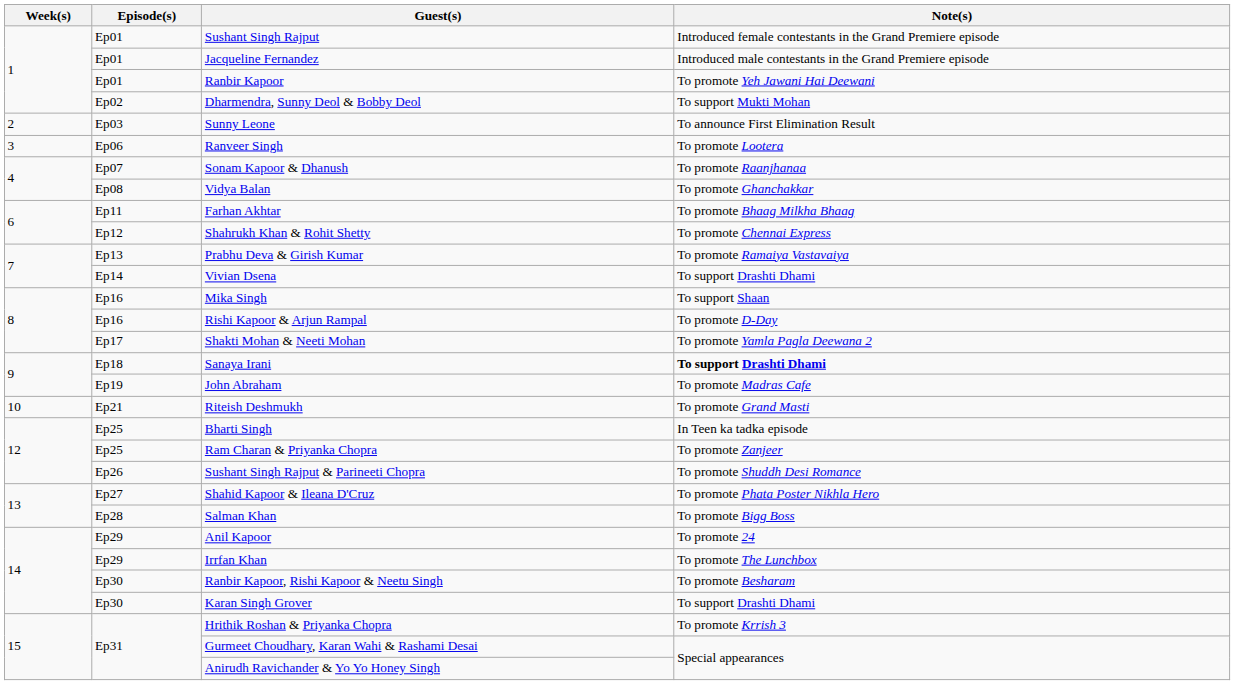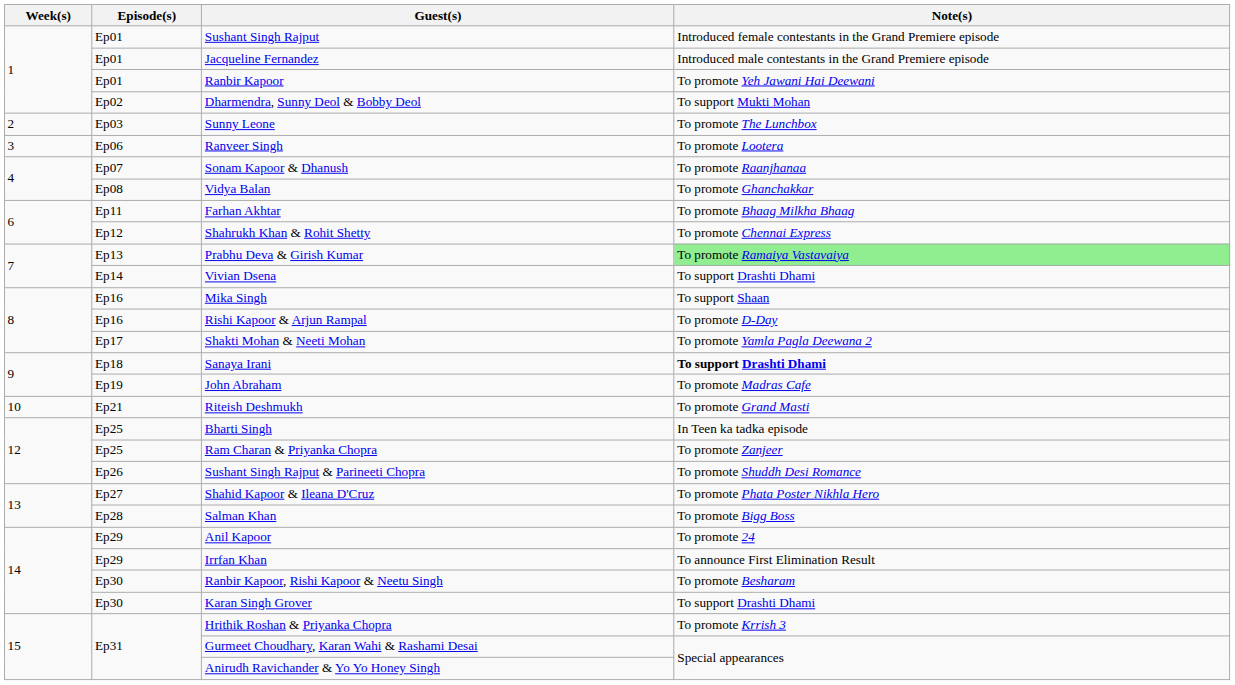(776, 123) To announce First Elimination Result -> (747, 123) To promote The Lunchbox
(763, 254) no background -> (763, 254) lightgreen background
(747, 559) To promote The Lunchbox -> (776, 559) To announce First Elimination Result
